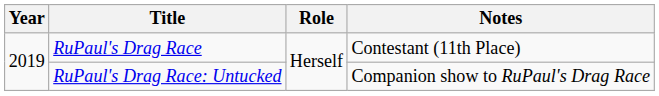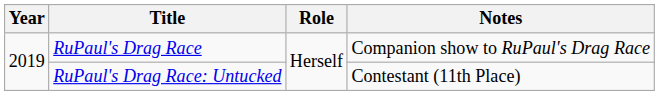(436, 47) Contestant (11th Place) -> (501, 47) Companion show to RuPaul's Drag Race
(501, 76) Companion show to RuPaul's Drag Race -> (436, 76) Contestant (11th Place)
